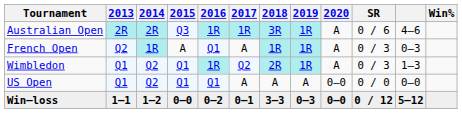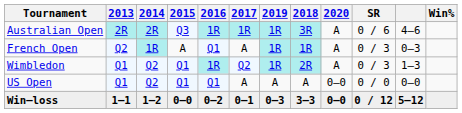columns swapped: (275, 13) <-> (306, 13)
